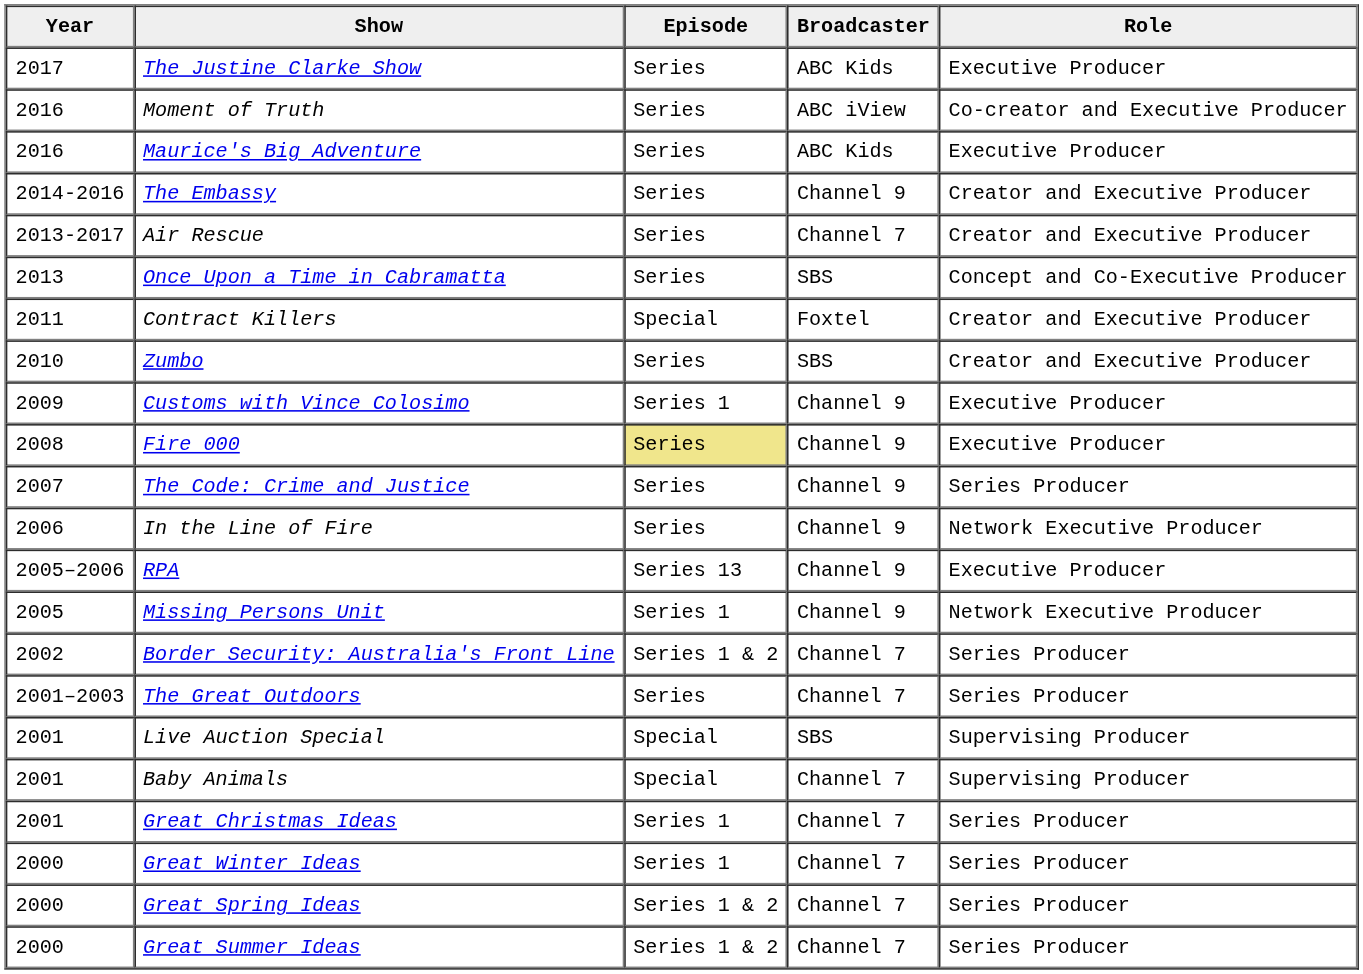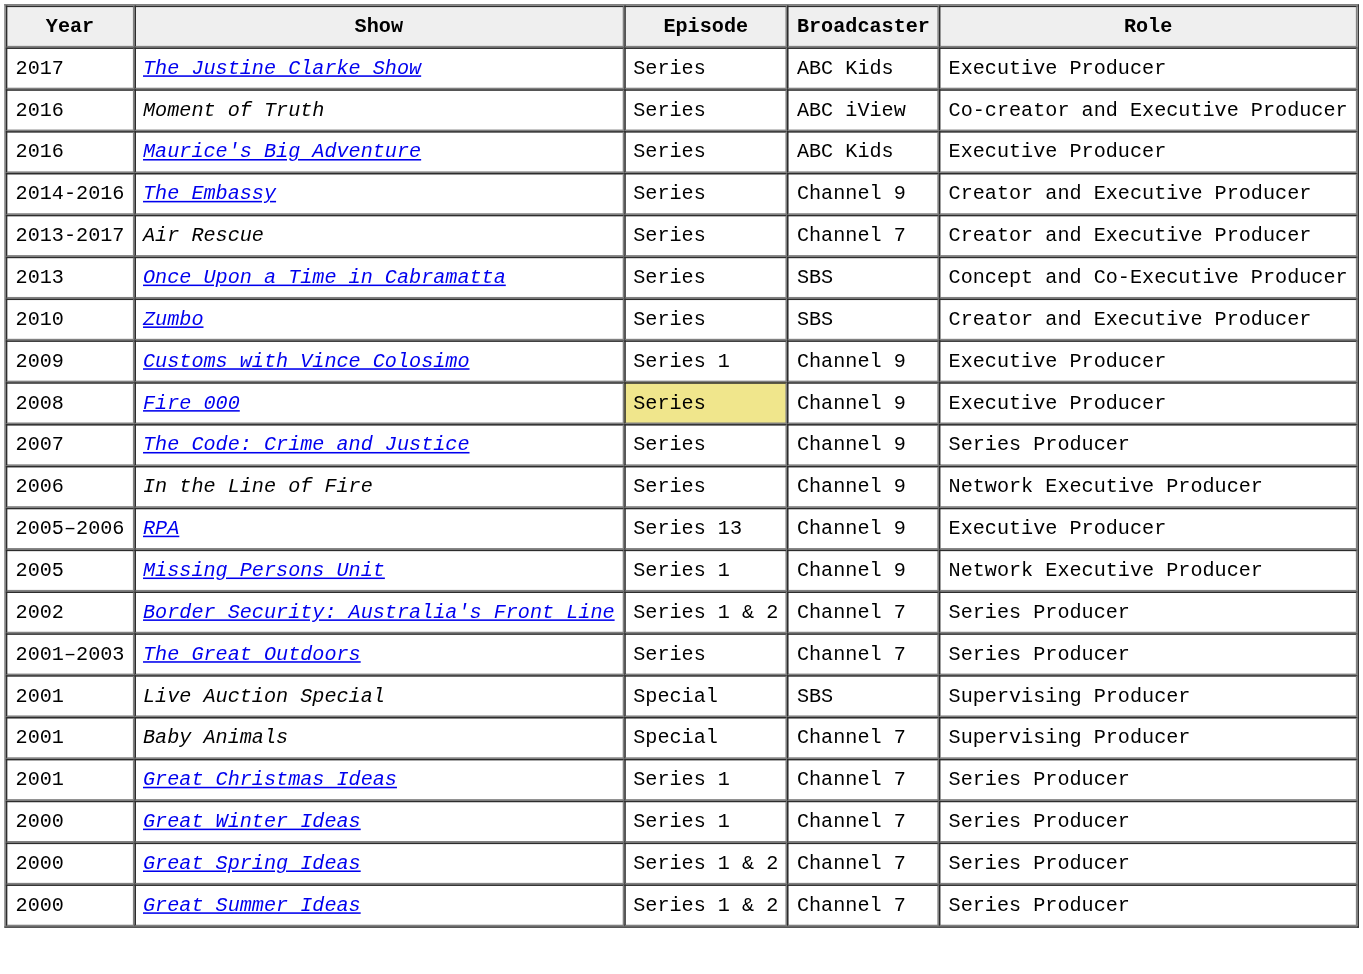- row: (240, 319)
